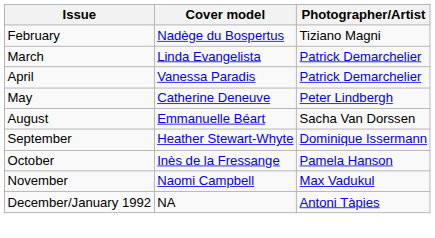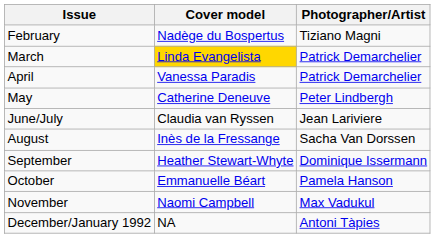(209, 56) no background -> (209, 56) gold background
+ row: (35, 118)
(211, 118) Emmanuelle Béart -> (218, 139) Inès de la Fressange
(218, 160) Inès de la Fressange -> (211, 181) Emmanuelle Béart
